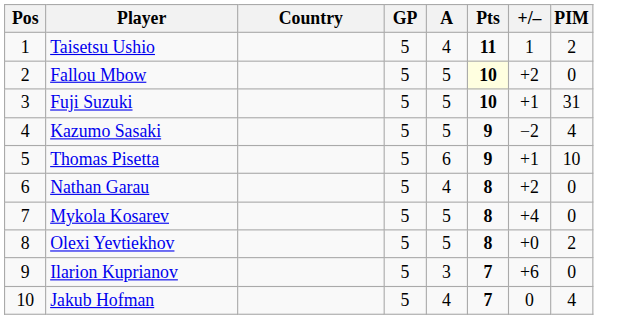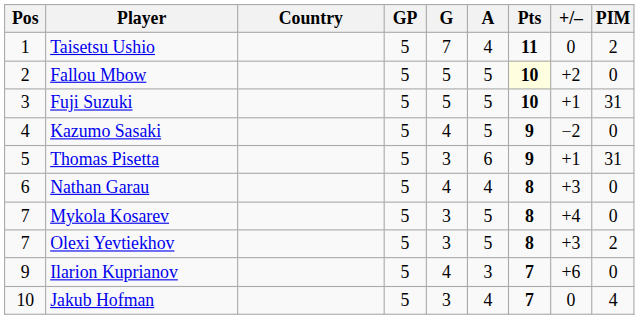+ column: (447, 18)
(530, 46) 1 -> (571, 46) 0
(572, 131) 4 -> (613, 131) 0
(572, 159) 10 -> (613, 159) 31
(530, 187) +2 -> (571, 187) +3
(25, 243) 8 -> (25, 243) 7
(530, 243) +0 -> (571, 243) +3
